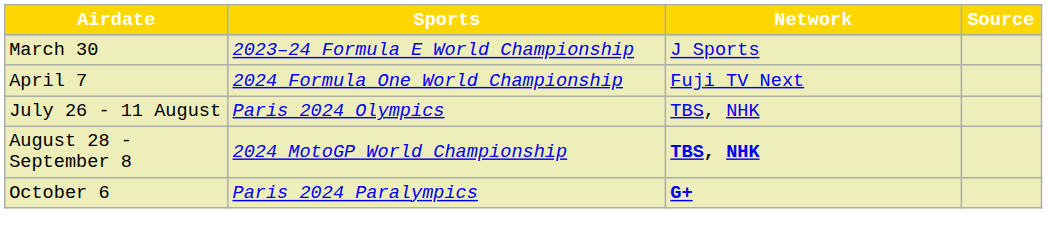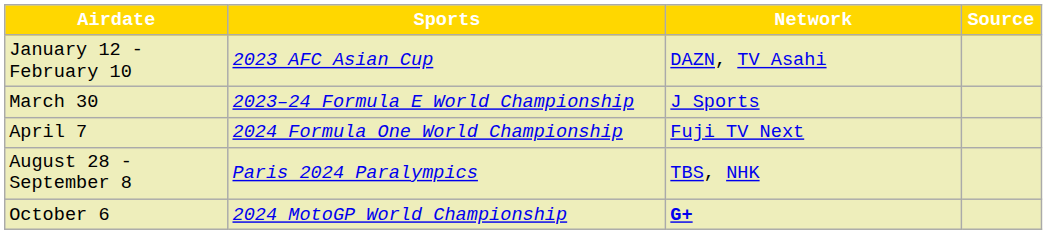+ row: (76, 61)
- row: (115, 111)
(400, 152) 2024 MotoGP World Championship -> (355, 173) Paris 2024 Paralympics
(715, 152) bold -> (715, 173) normal
(355, 193) Paris 2024 Paralympics -> (400, 214) 2024 MotoGP World Championship
